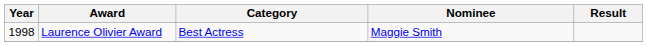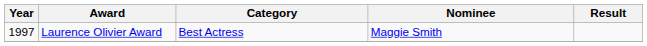(22, 32) 1998 -> (22, 32) 1997
